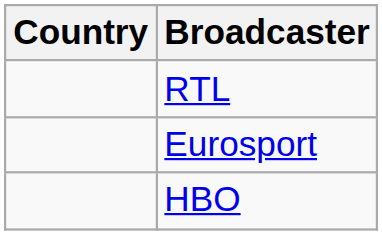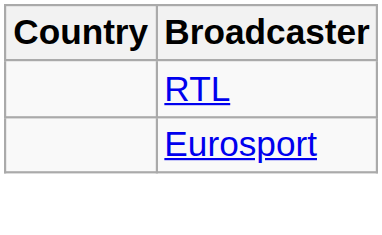- row: (202, 199)
